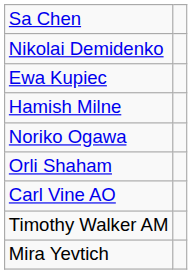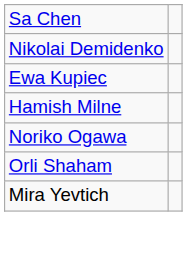- row: (62, 195)
- row: (89, 225)
